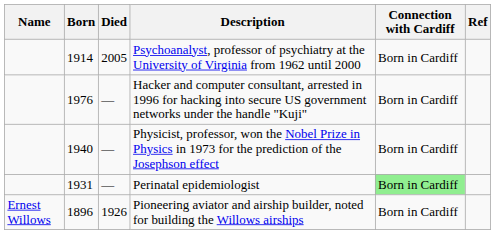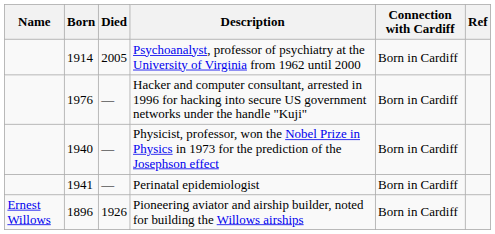(80, 184) 1931 -> (80, 184) 1941
(418, 184) lightgreen background -> (418, 184) no background
